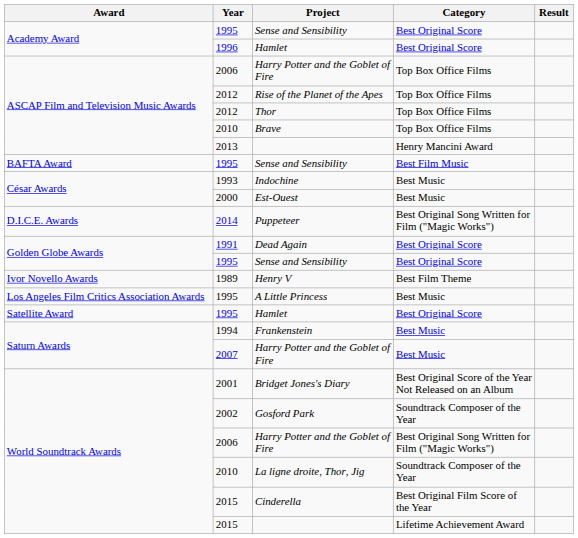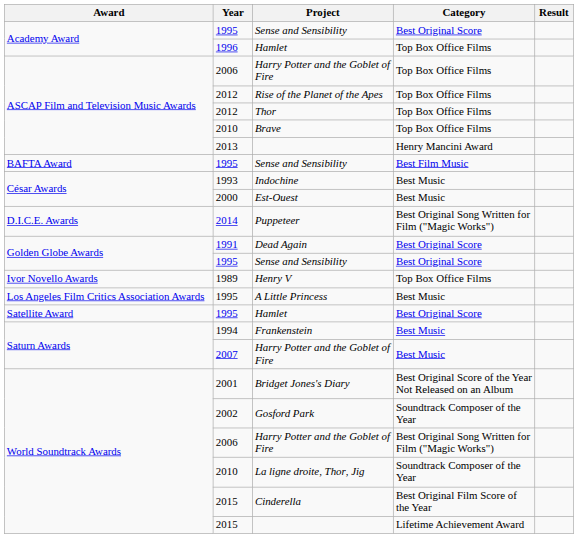(439, 47) Best Original Score -> (444, 47) Top Box Office Films
(434, 279) Best Film Theme -> (444, 279) Top Box Office Films
